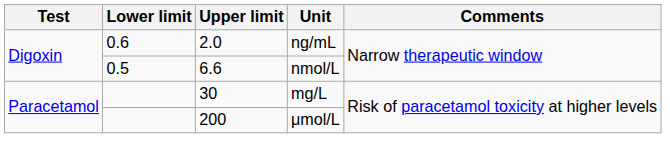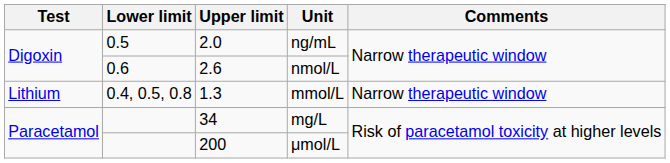(118, 42) 0.6 -> (118, 42) 0.5
(118, 68) 0.5 -> (118, 68) 0.6
(210, 68) 6.6 -> (210, 68) 2.6
+ row: (318, 94)
(208, 94) 30 -> (208, 119) 34
